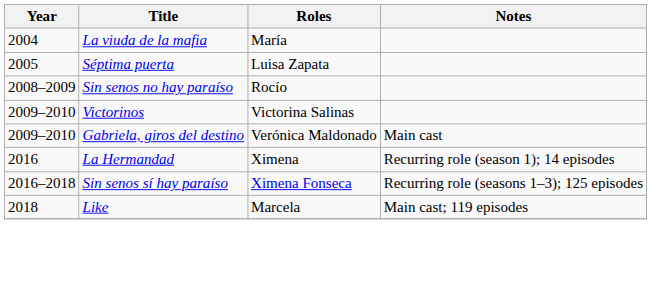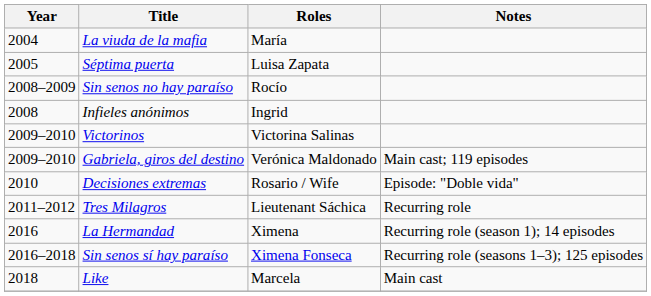+ row: (136, 111)
(413, 135) Main cast -> (456, 159) Main cast; 119 episodes
+ row: (144, 183)
+ row: (124, 207)
(456, 207) Main cast; 119 episodes -> (413, 278) Main cast
